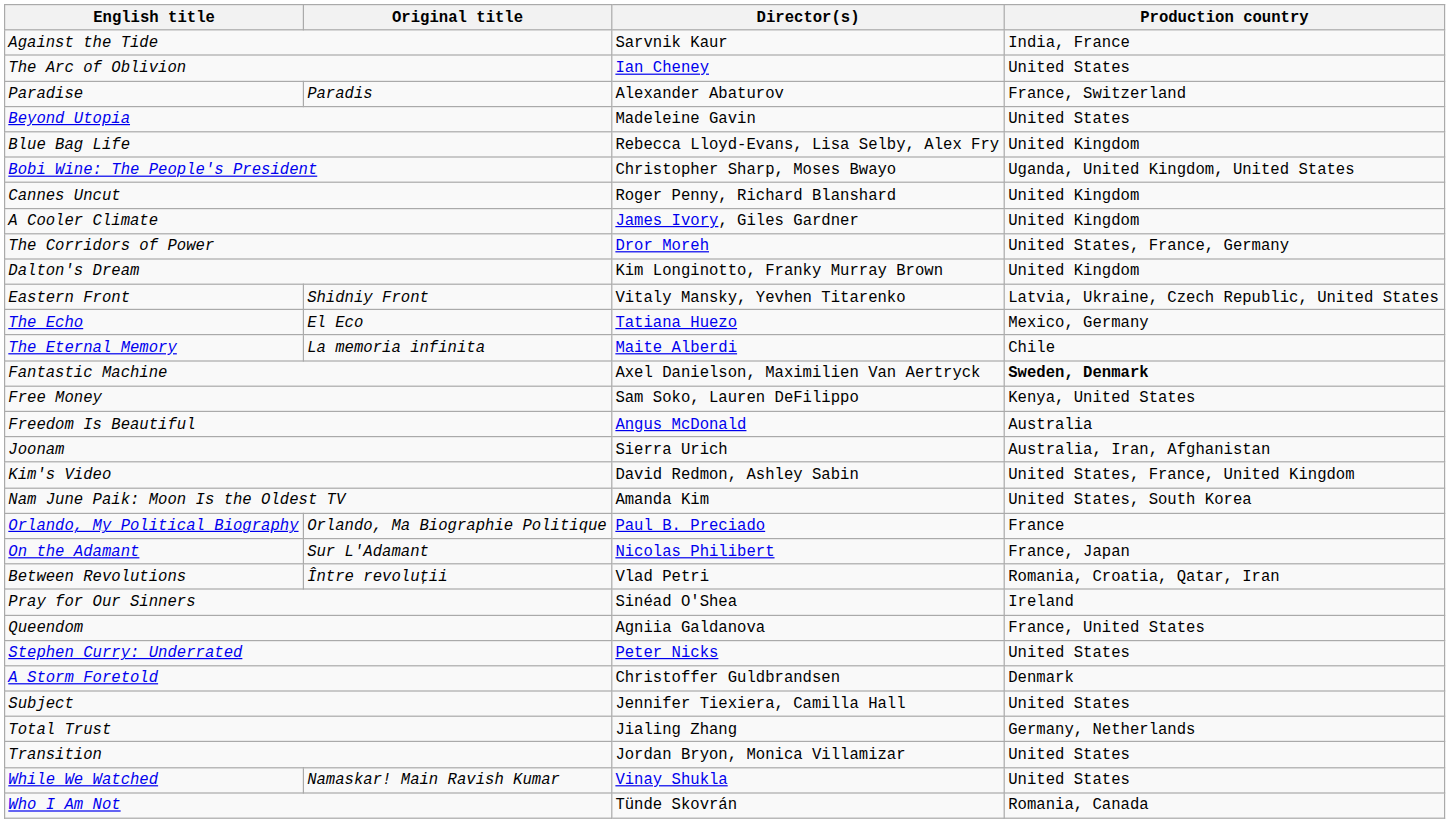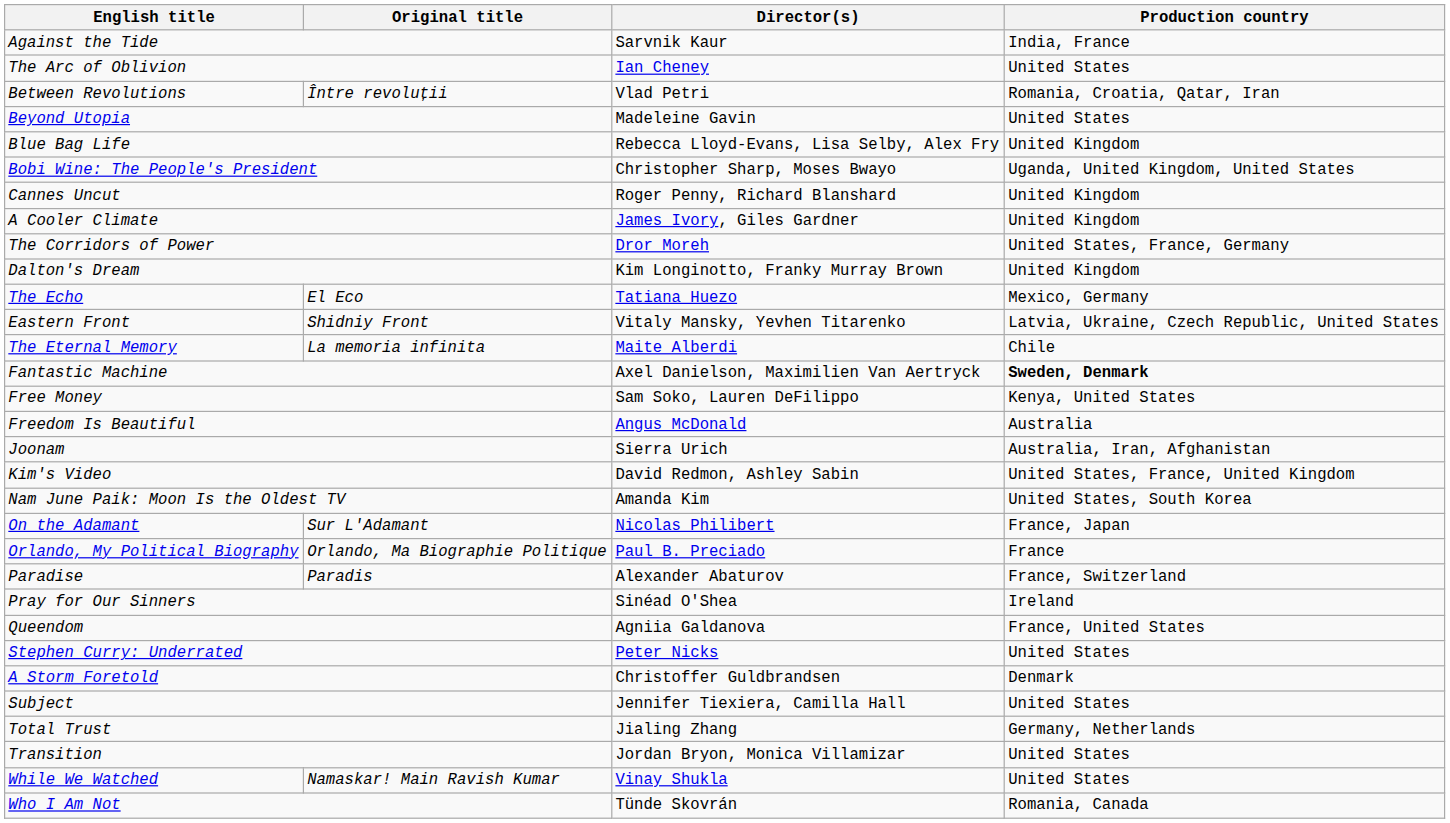rows swapped: (97, 577) <-> (46, 94)
rows swapped: (69, 297) <-> (46, 322)
rows swapped: (74, 551) <-> (153, 526)
